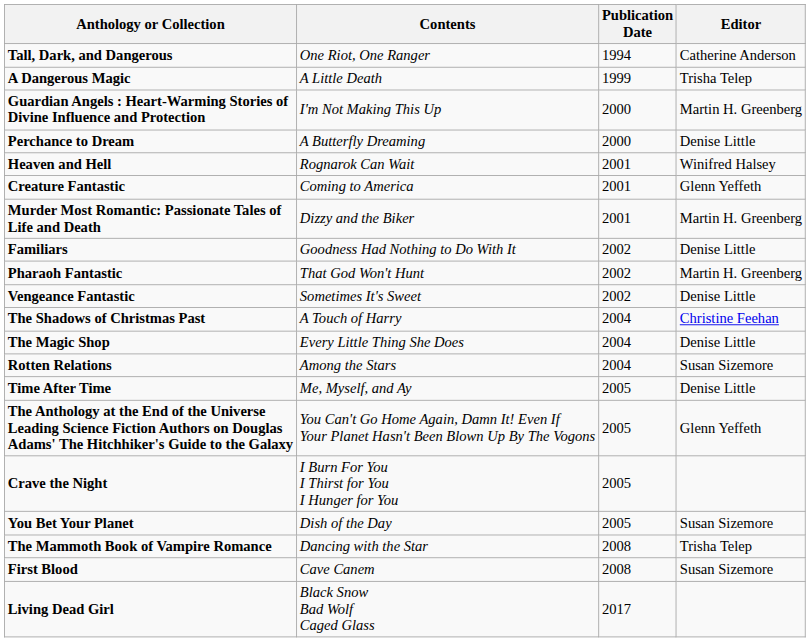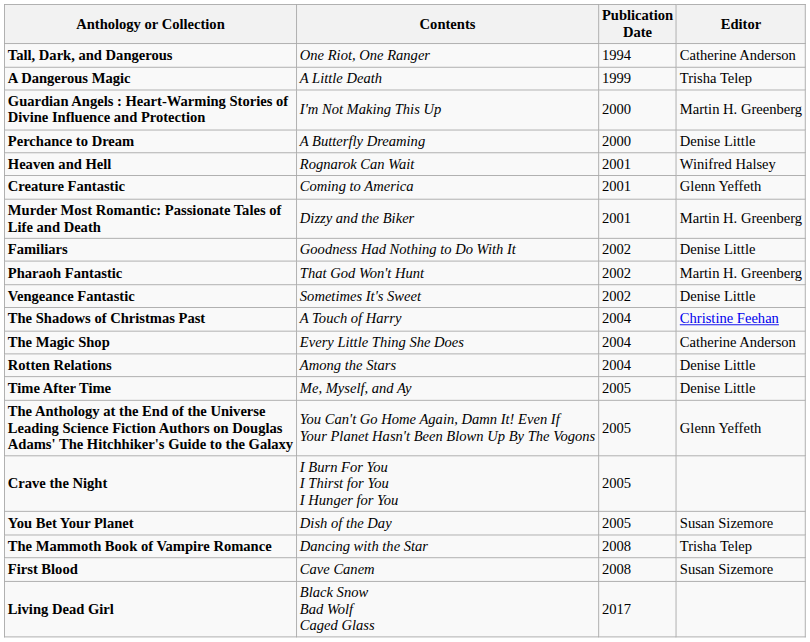(718, 342) Denise Little -> (738, 342) Catherine Anderson
(727, 365) Susan Sizemore -> (718, 365) Denise Little
